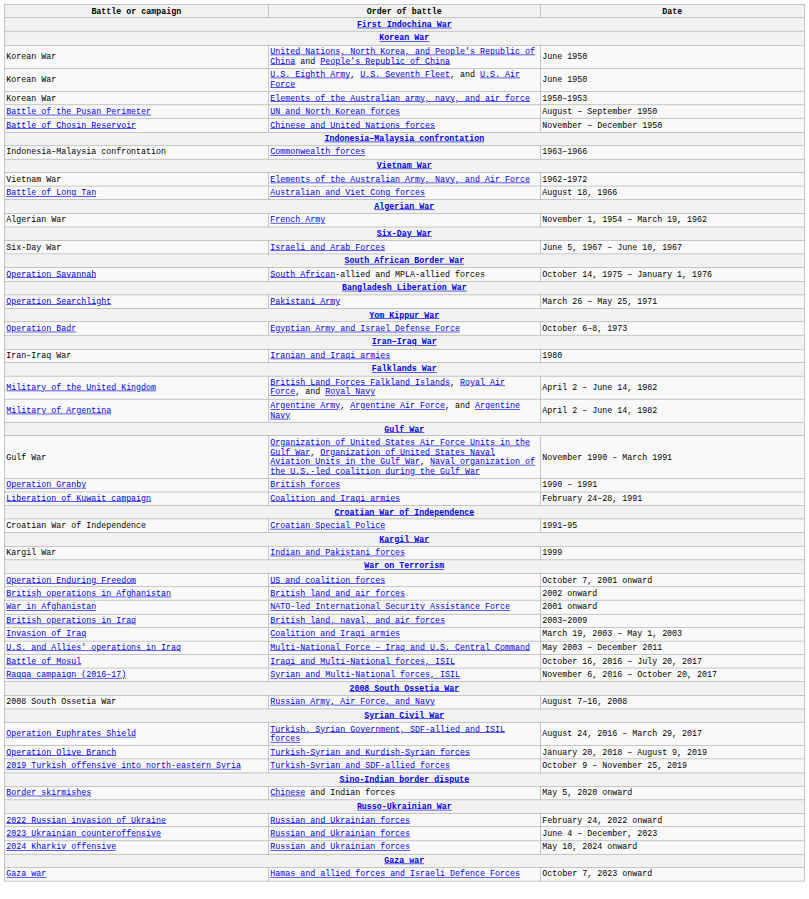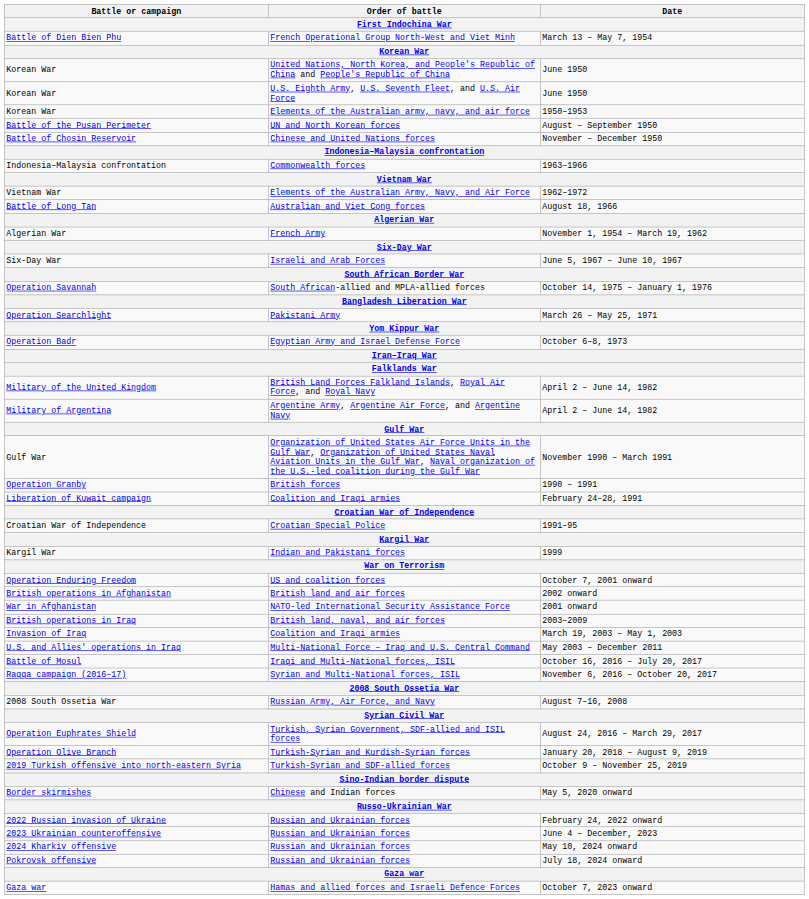+ row: (64, 38)
- row: (39, 356)
+ row: (51, 861)
